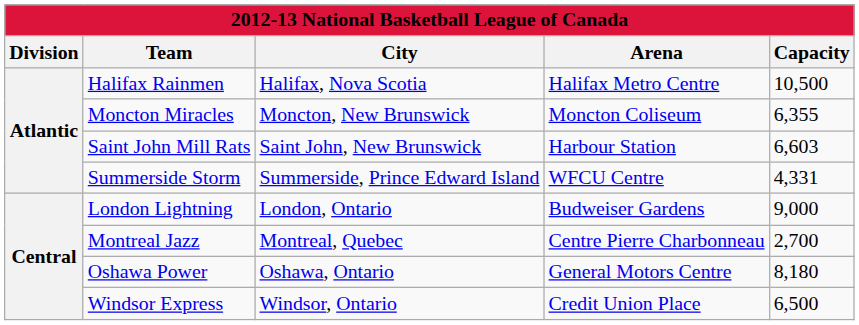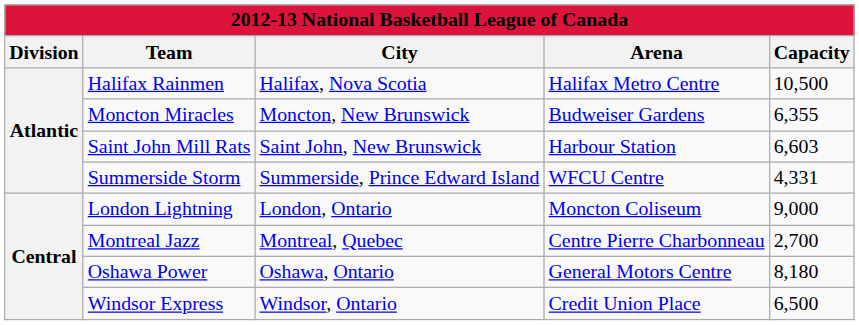(625, 114) Moncton Coliseum -> (627, 114) Budweiser Gardens
(627, 209) Budweiser Gardens -> (625, 209) Moncton Coliseum
